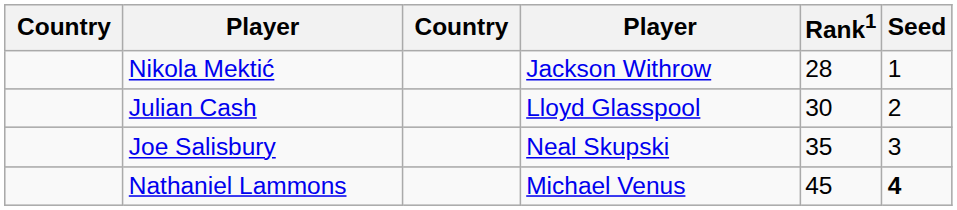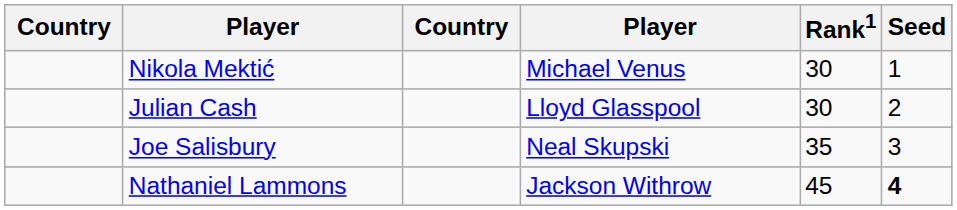(619, 69) Jackson Withrow -> (606, 69) Michael Venus
(819, 69) 28 -> (819, 69) 30
(606, 185) Michael Venus -> (619, 185) Jackson Withrow
